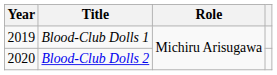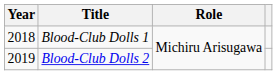(21, 37) 2019 -> (21, 37) 2018
(21, 59) 2020 -> (21, 59) 2019
